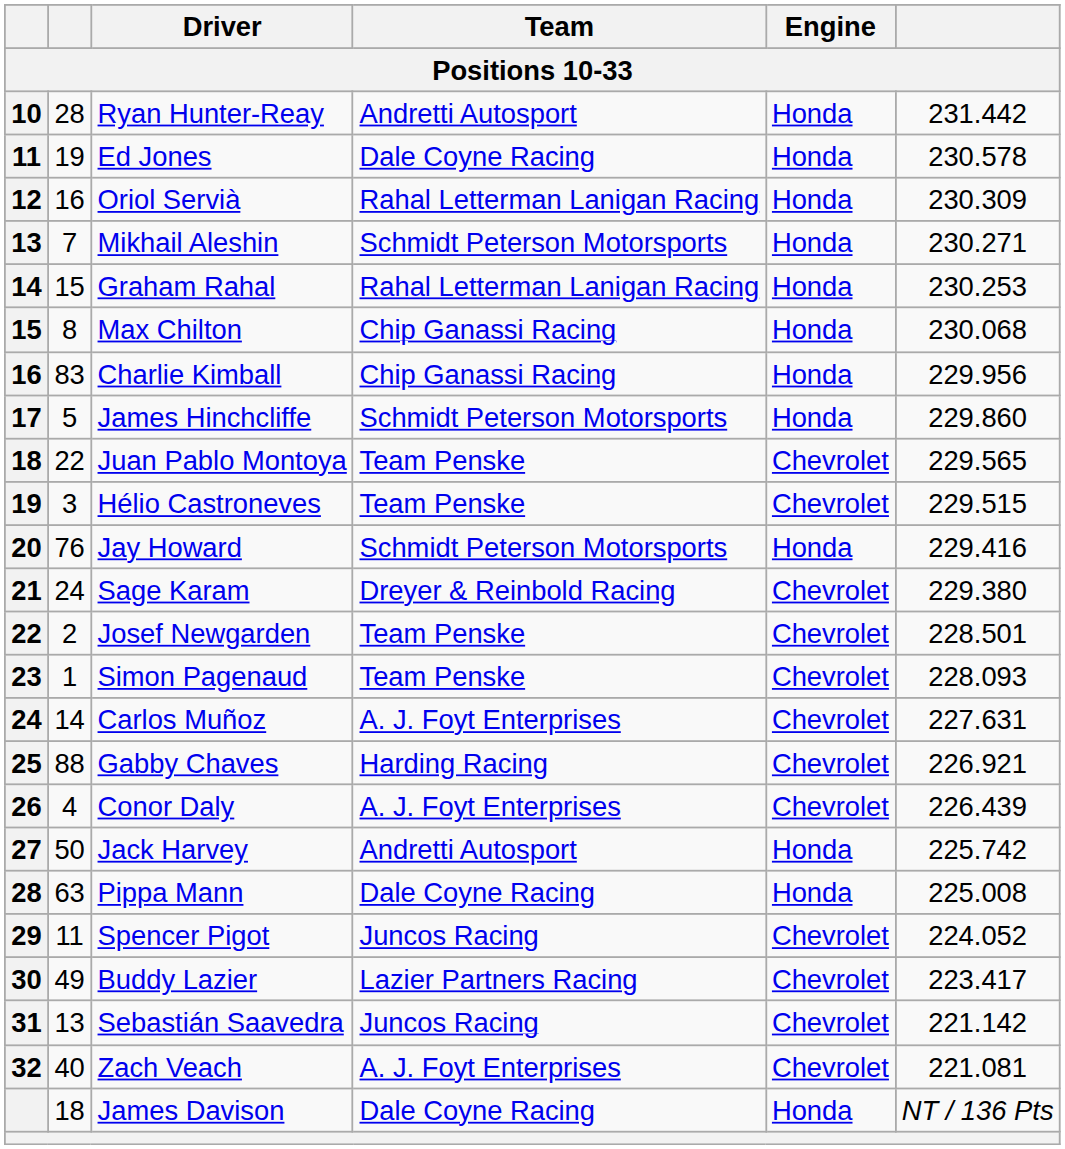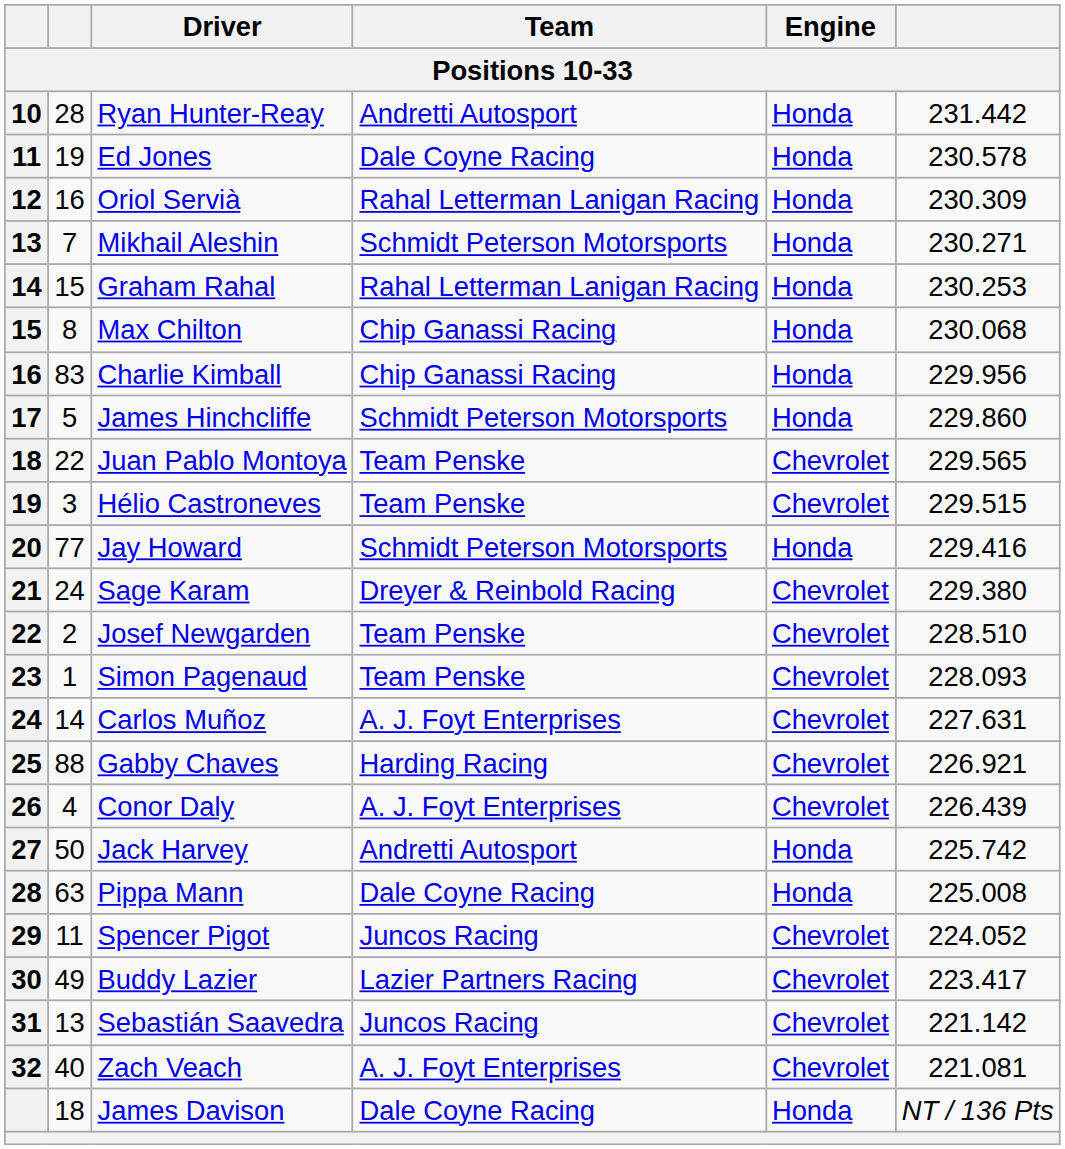(70, 546) 76 -> (70, 546) 77
(978, 633) 228.501 -> (978, 633) 228.510
